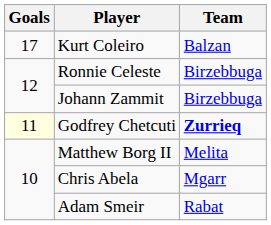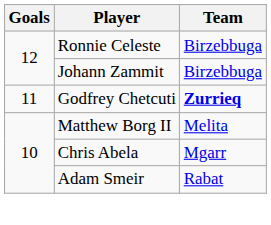- row: (101, 44)
(29, 125) lightyellow background -> (29, 98) no background
